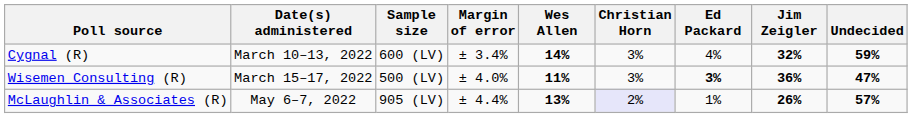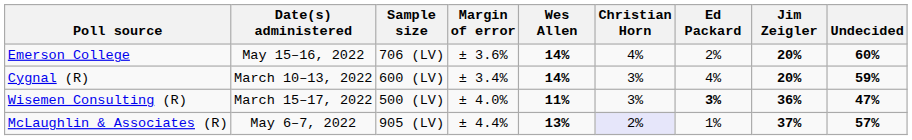+ row: (69, 55)
(789, 55) 32% -> (789, 78) 20%
(789, 100) 26% -> (789, 123) 37%
